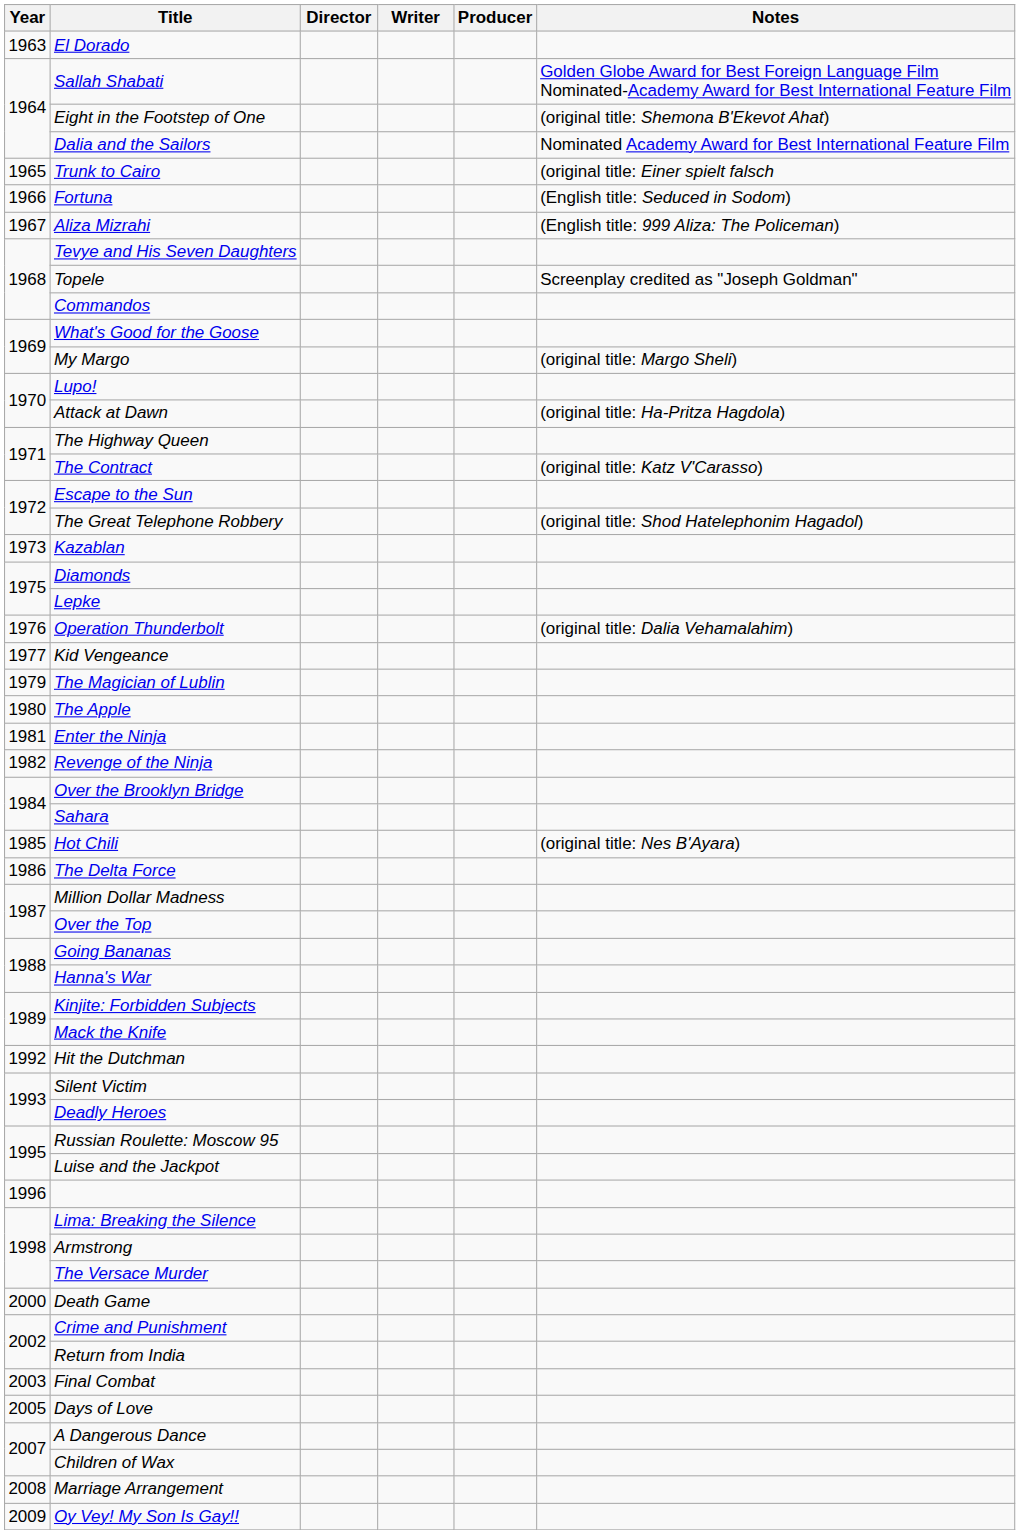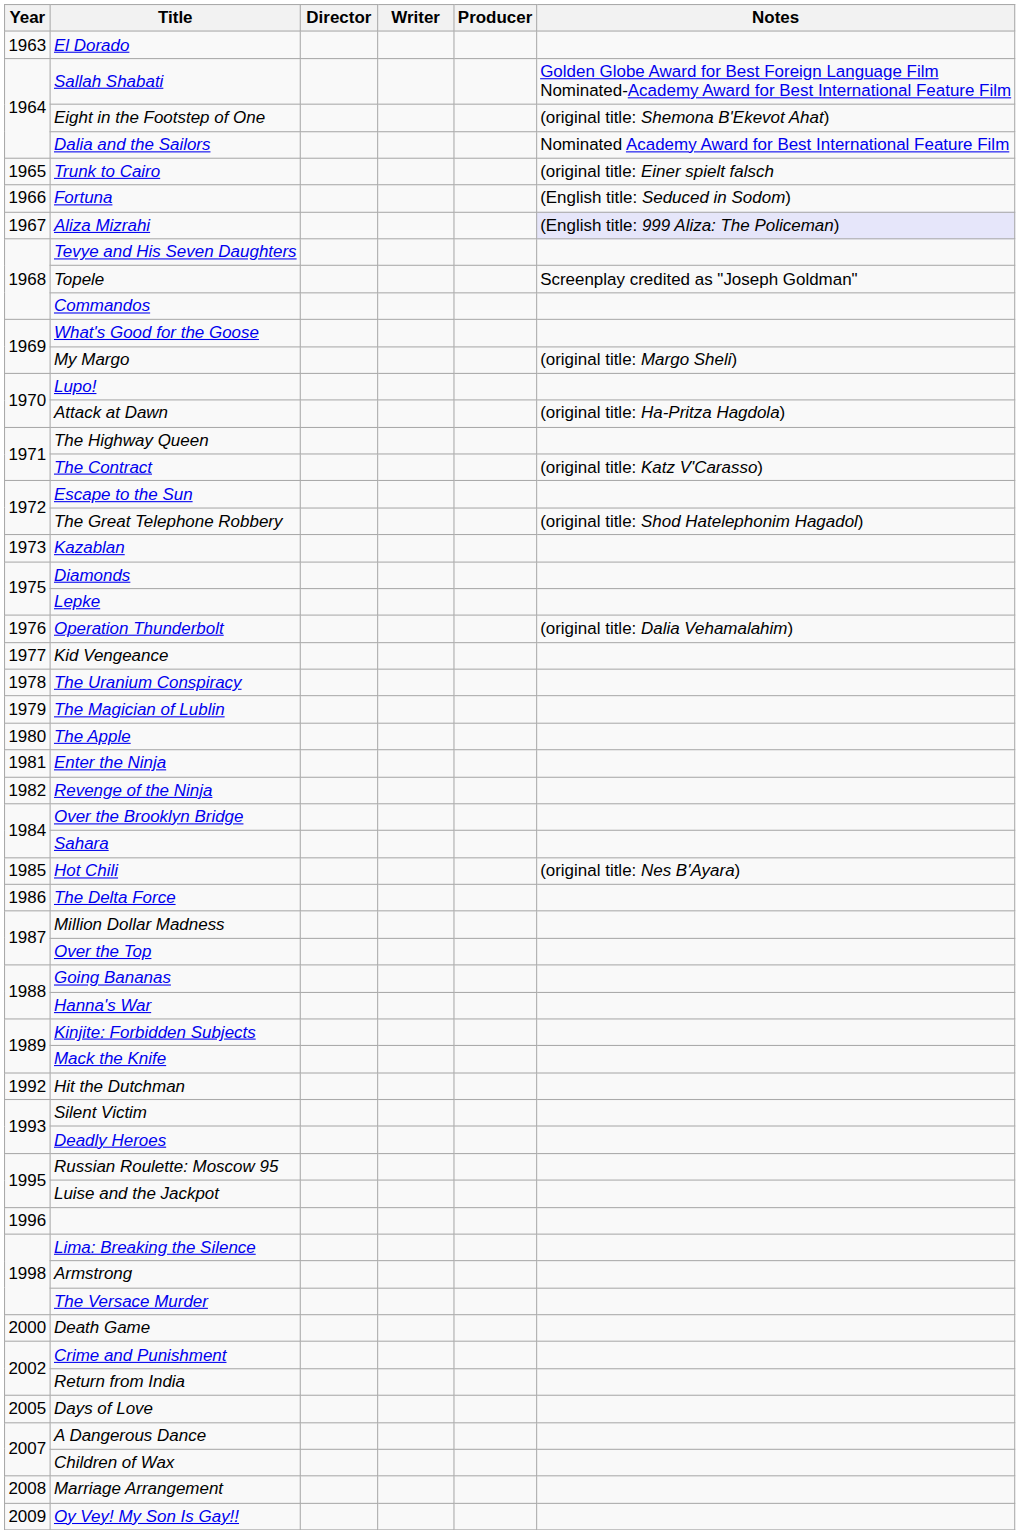(690, 225) no background -> (690, 225) lavender background
+ row: (148, 682)
- row: (104, 1381)
